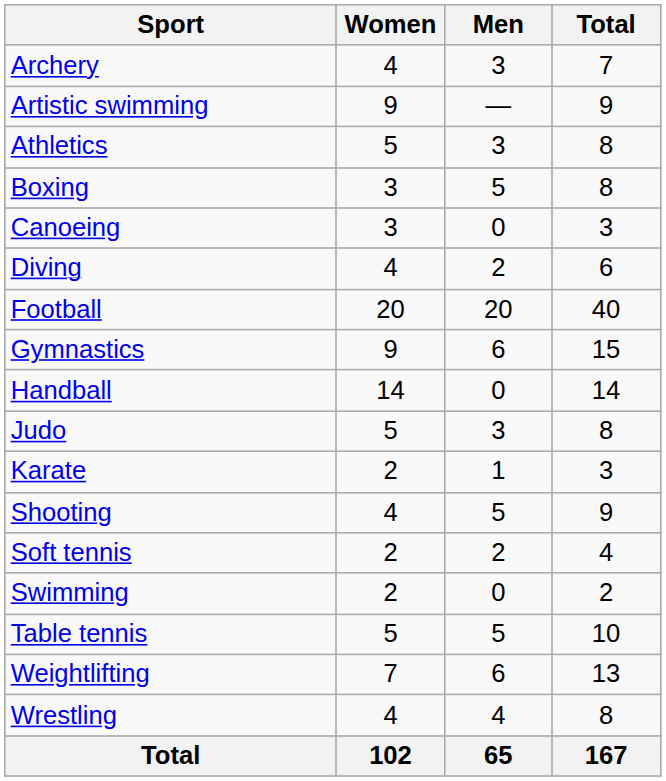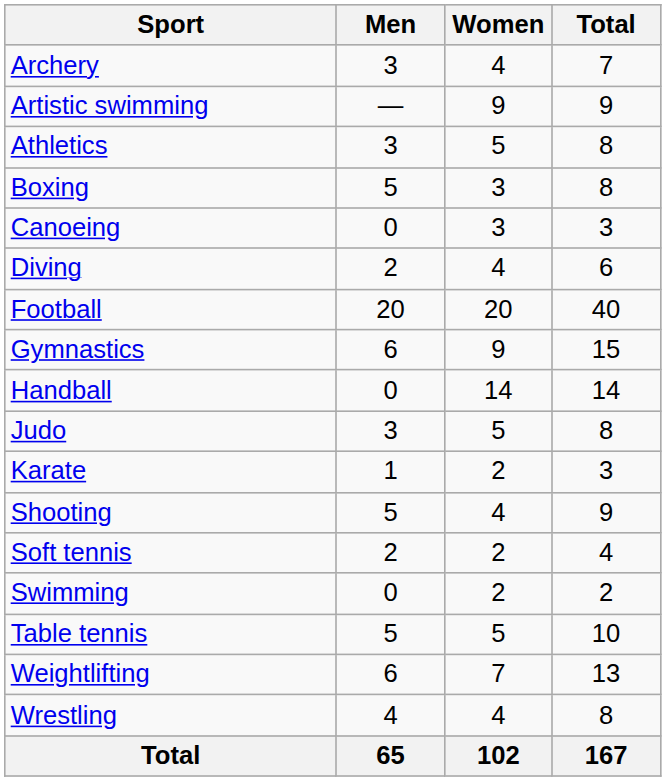columns swapped: (498, 24) <-> (390, 24)
